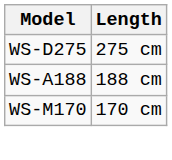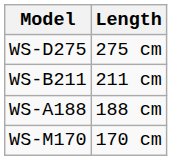+ row: (48, 80)
